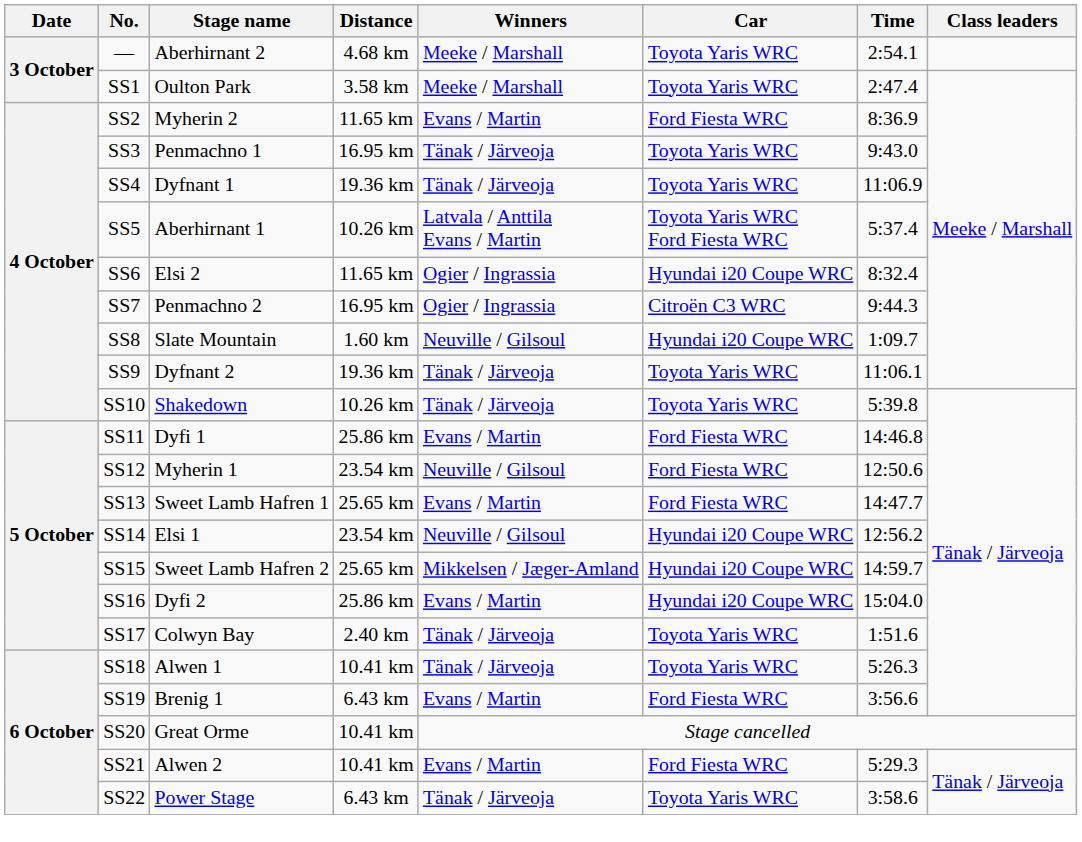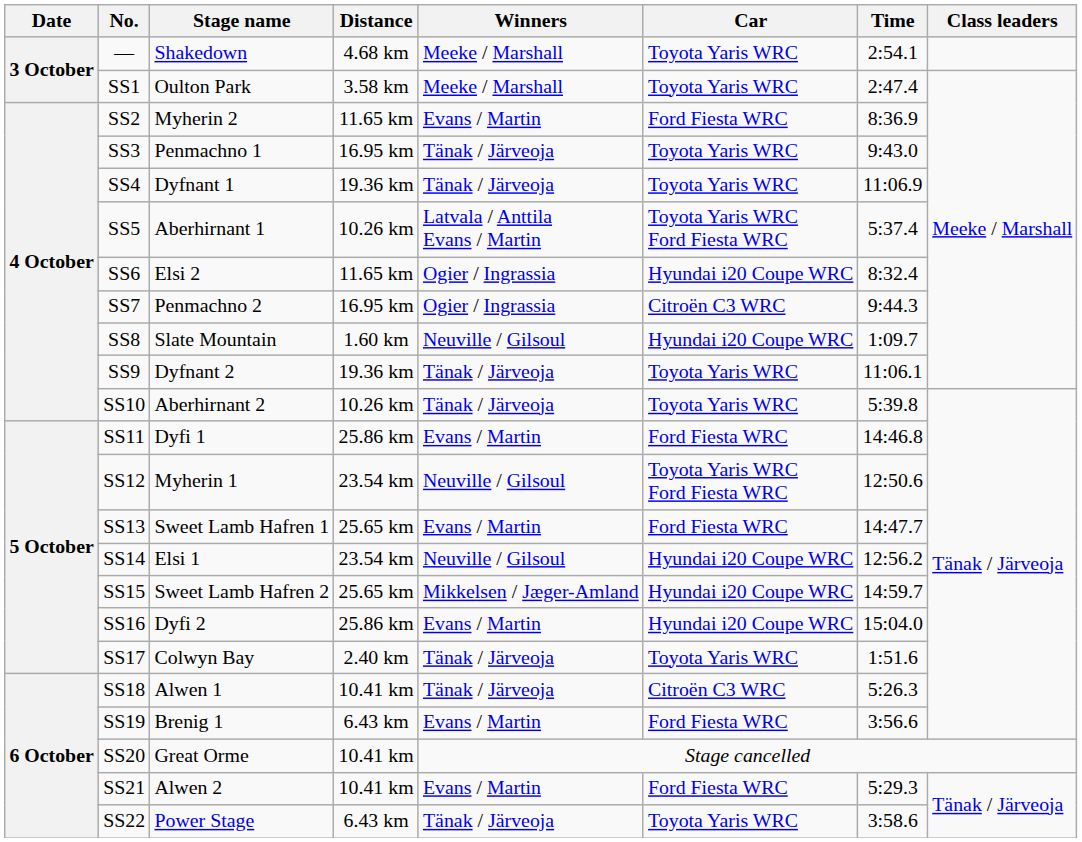(210, 53) Aberhirnant 2 -> (201, 53) Shakedown
(201, 404) Shakedown -> (210, 404) Aberhirnant 2
(718, 469) Ford Fiesta WRC -> (723, 481) Toyota Yaris WRC Ford Fiesta WRC
(723, 666) Toyota Yaris WRC -> (717, 689) Citroën C3 WRC
